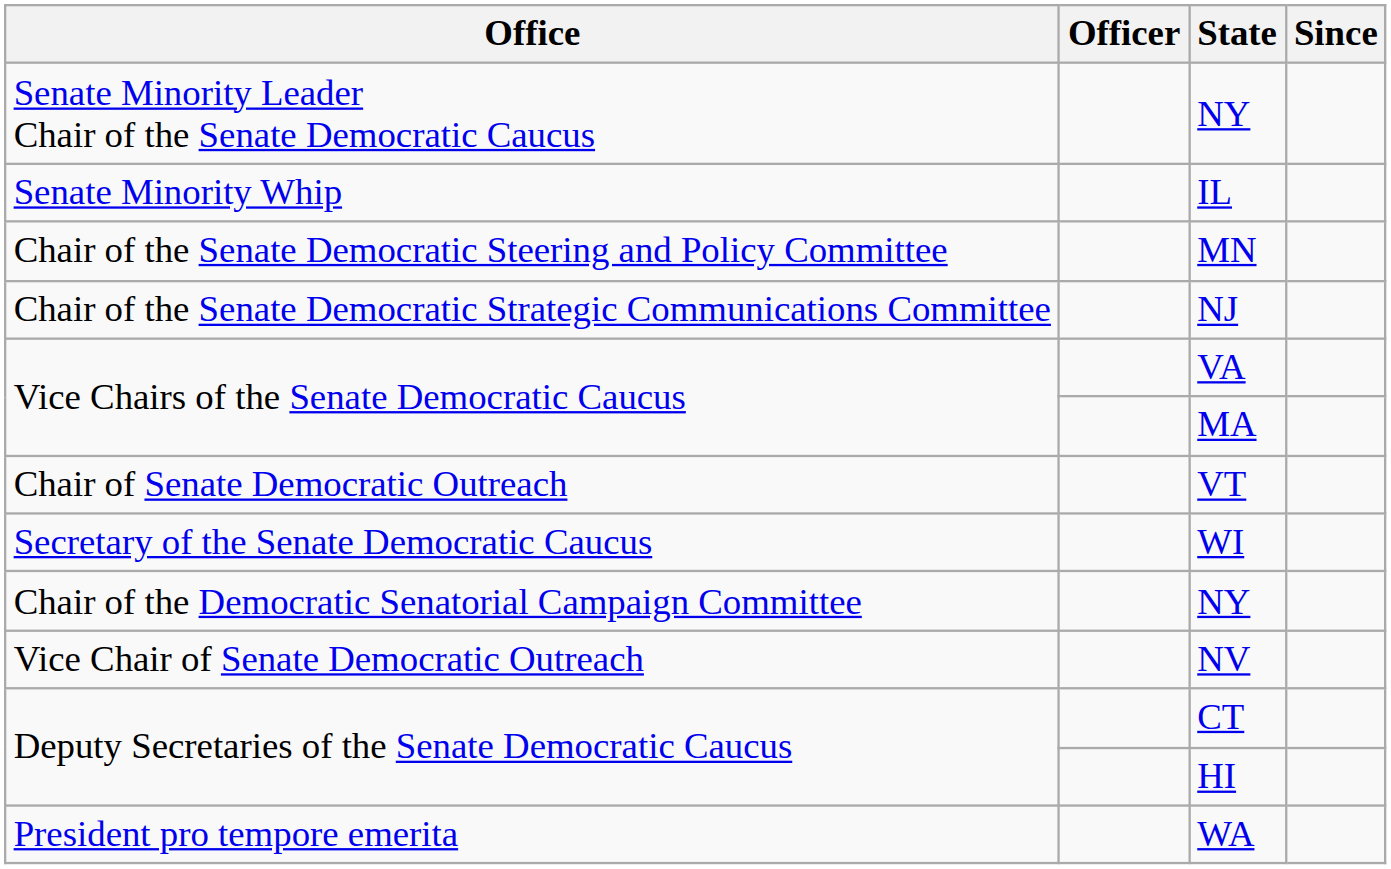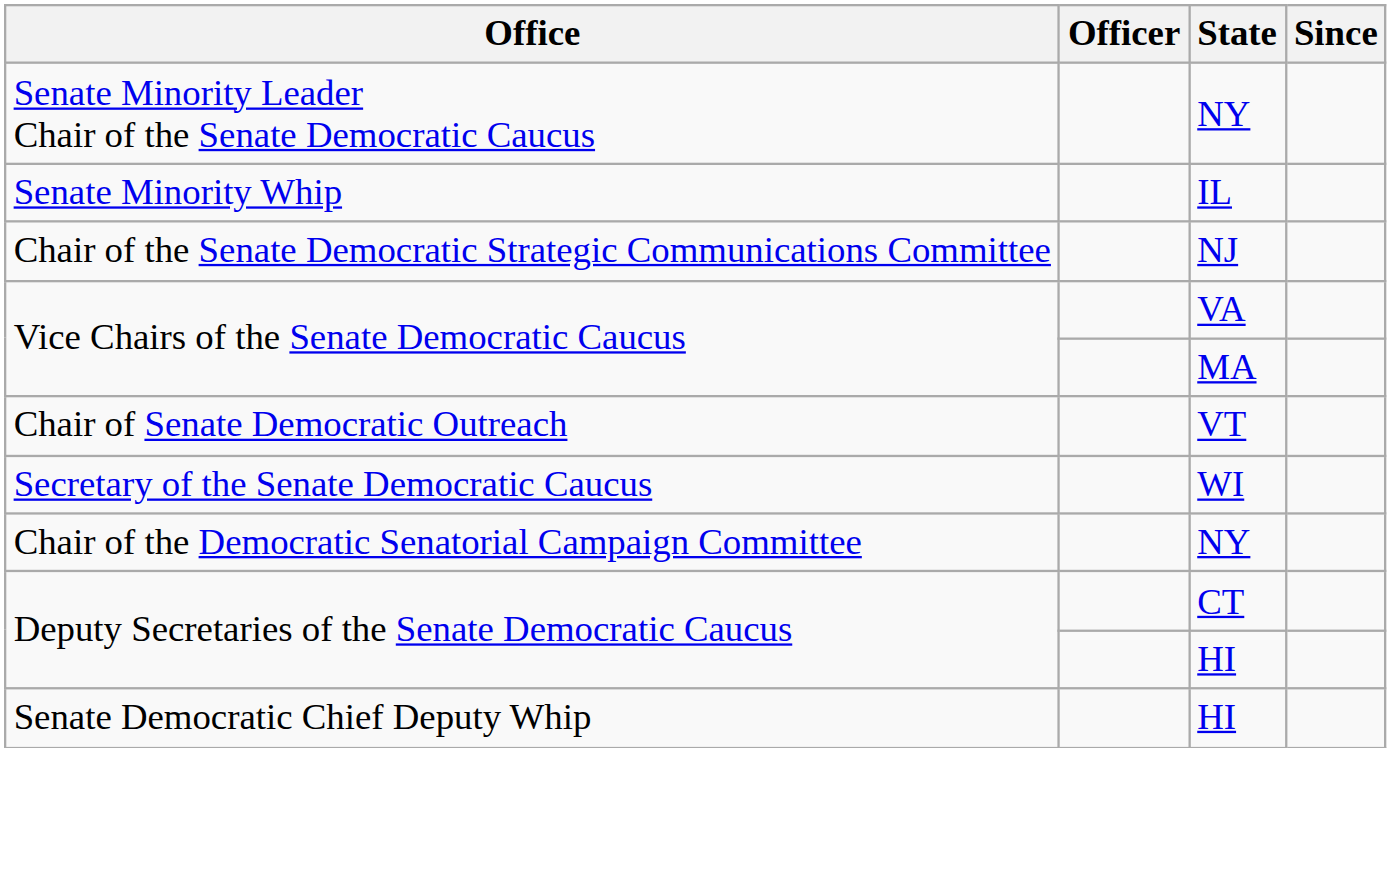- row: (481, 250)
- row: (329, 658)
+ row: (302, 717)
- row: (236, 833)
